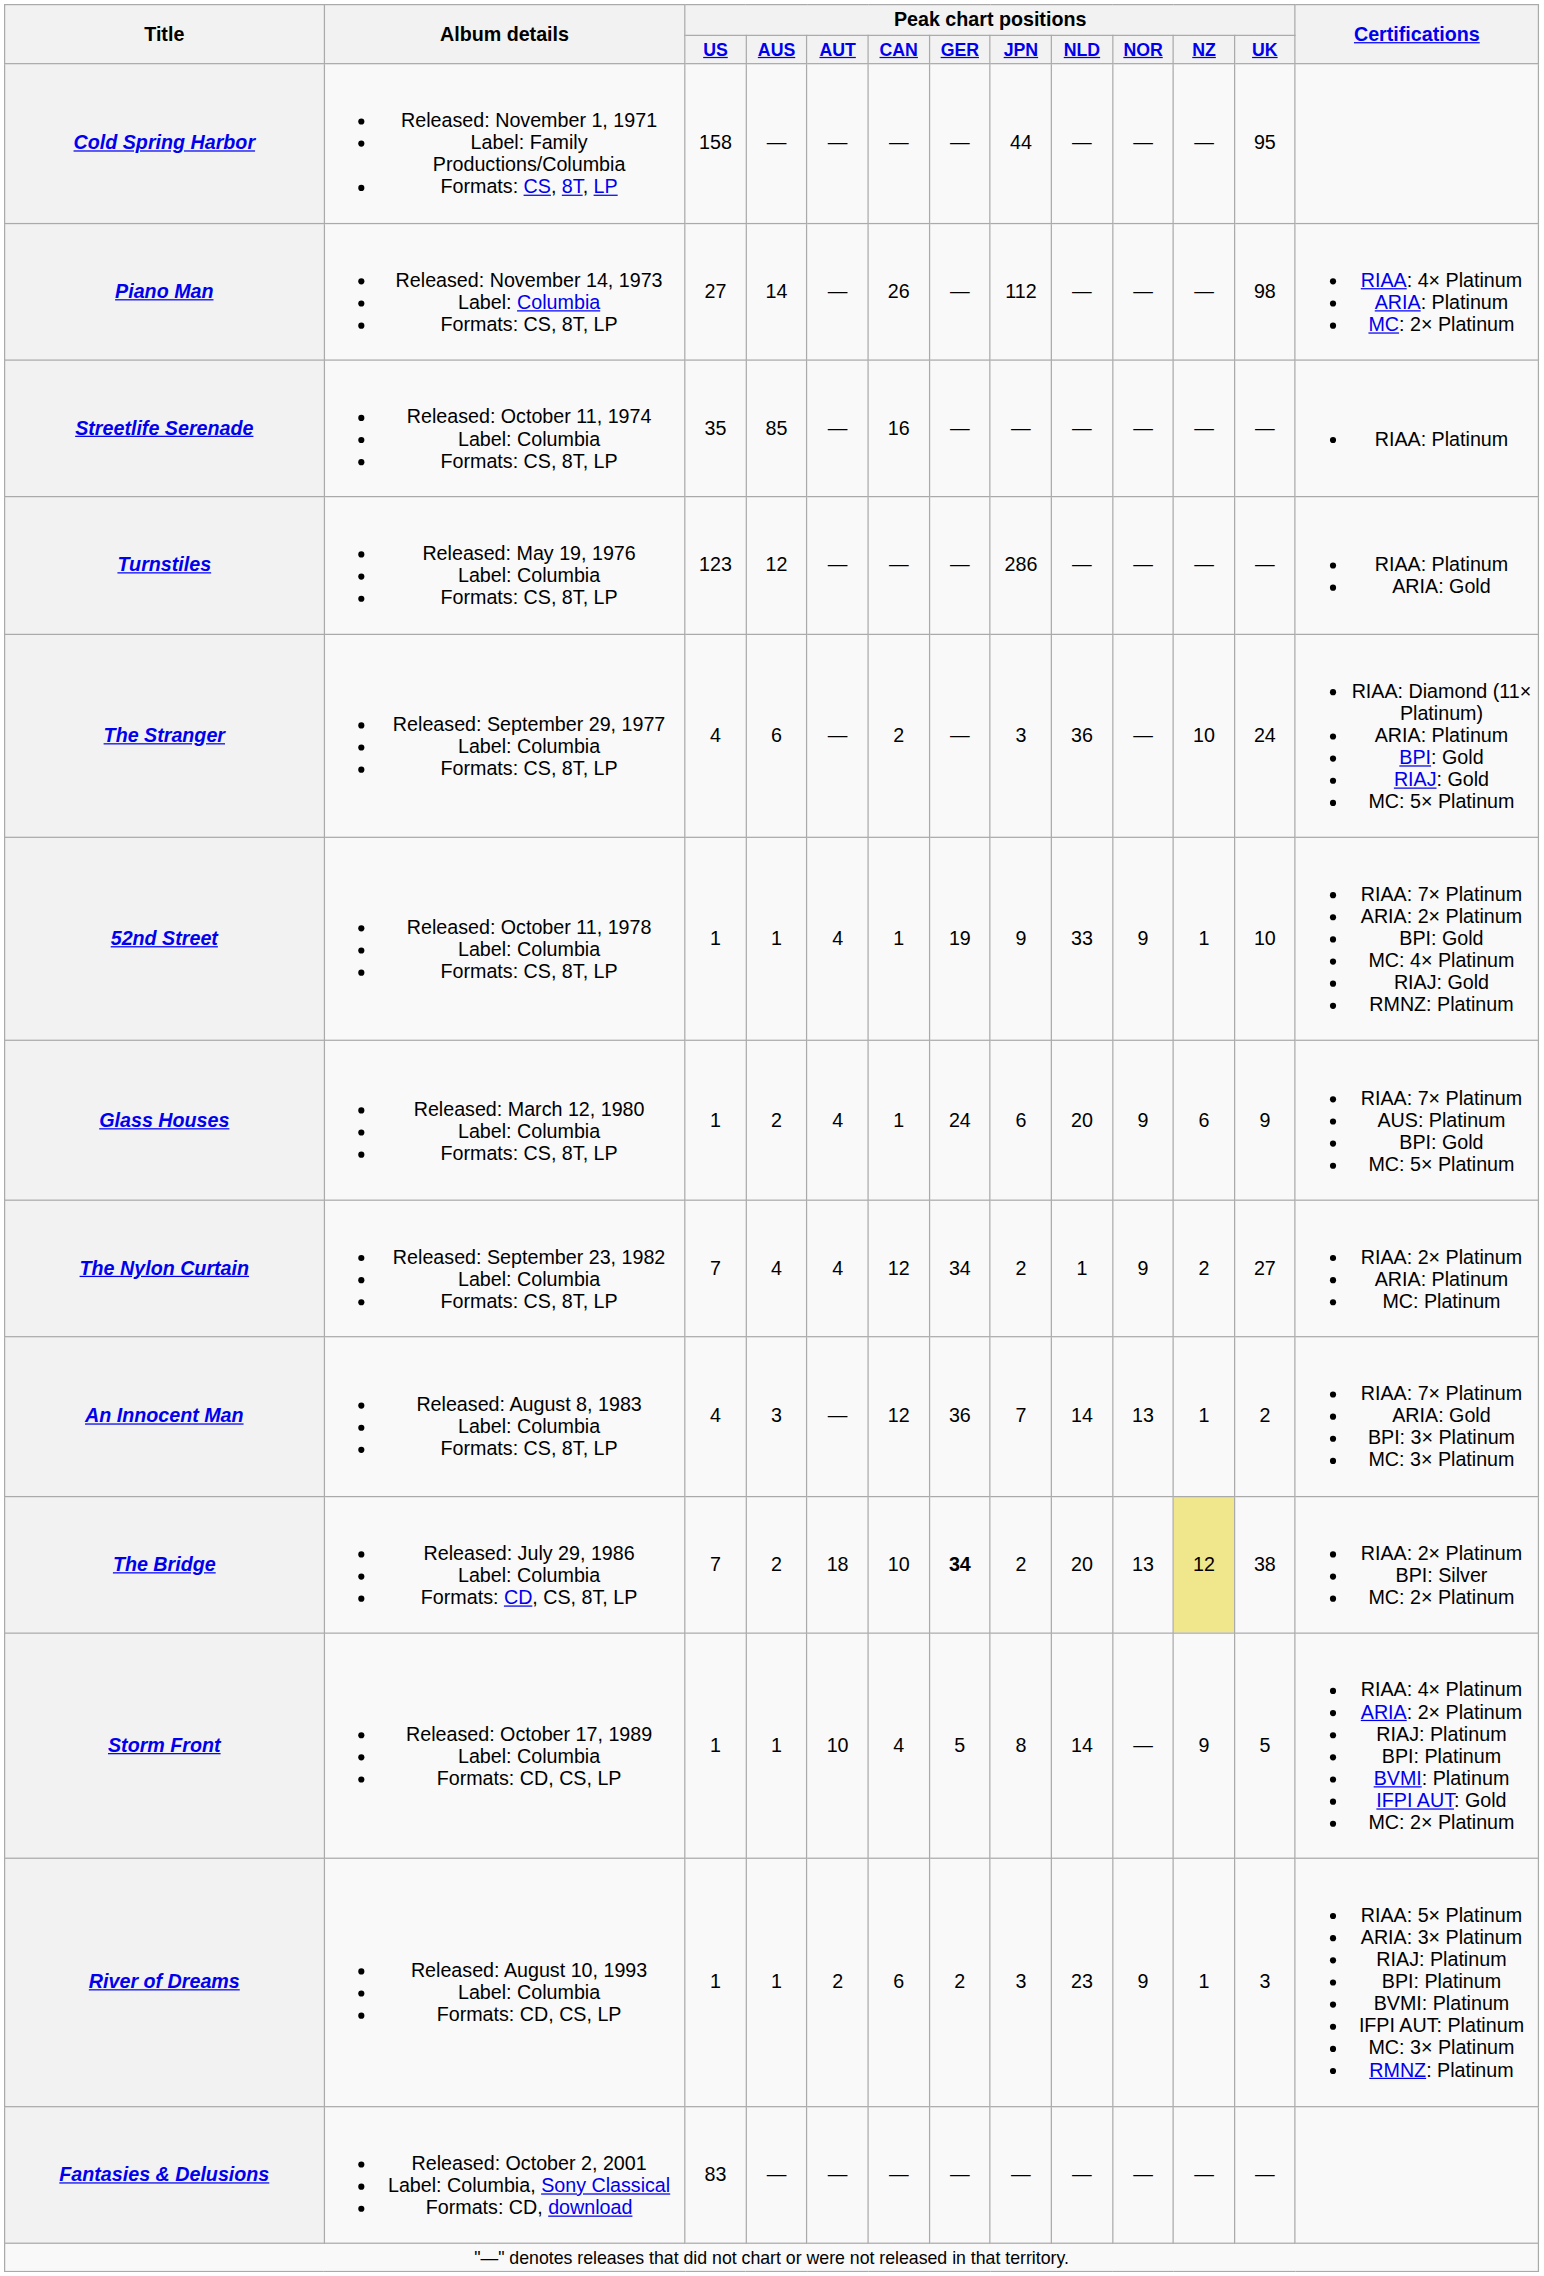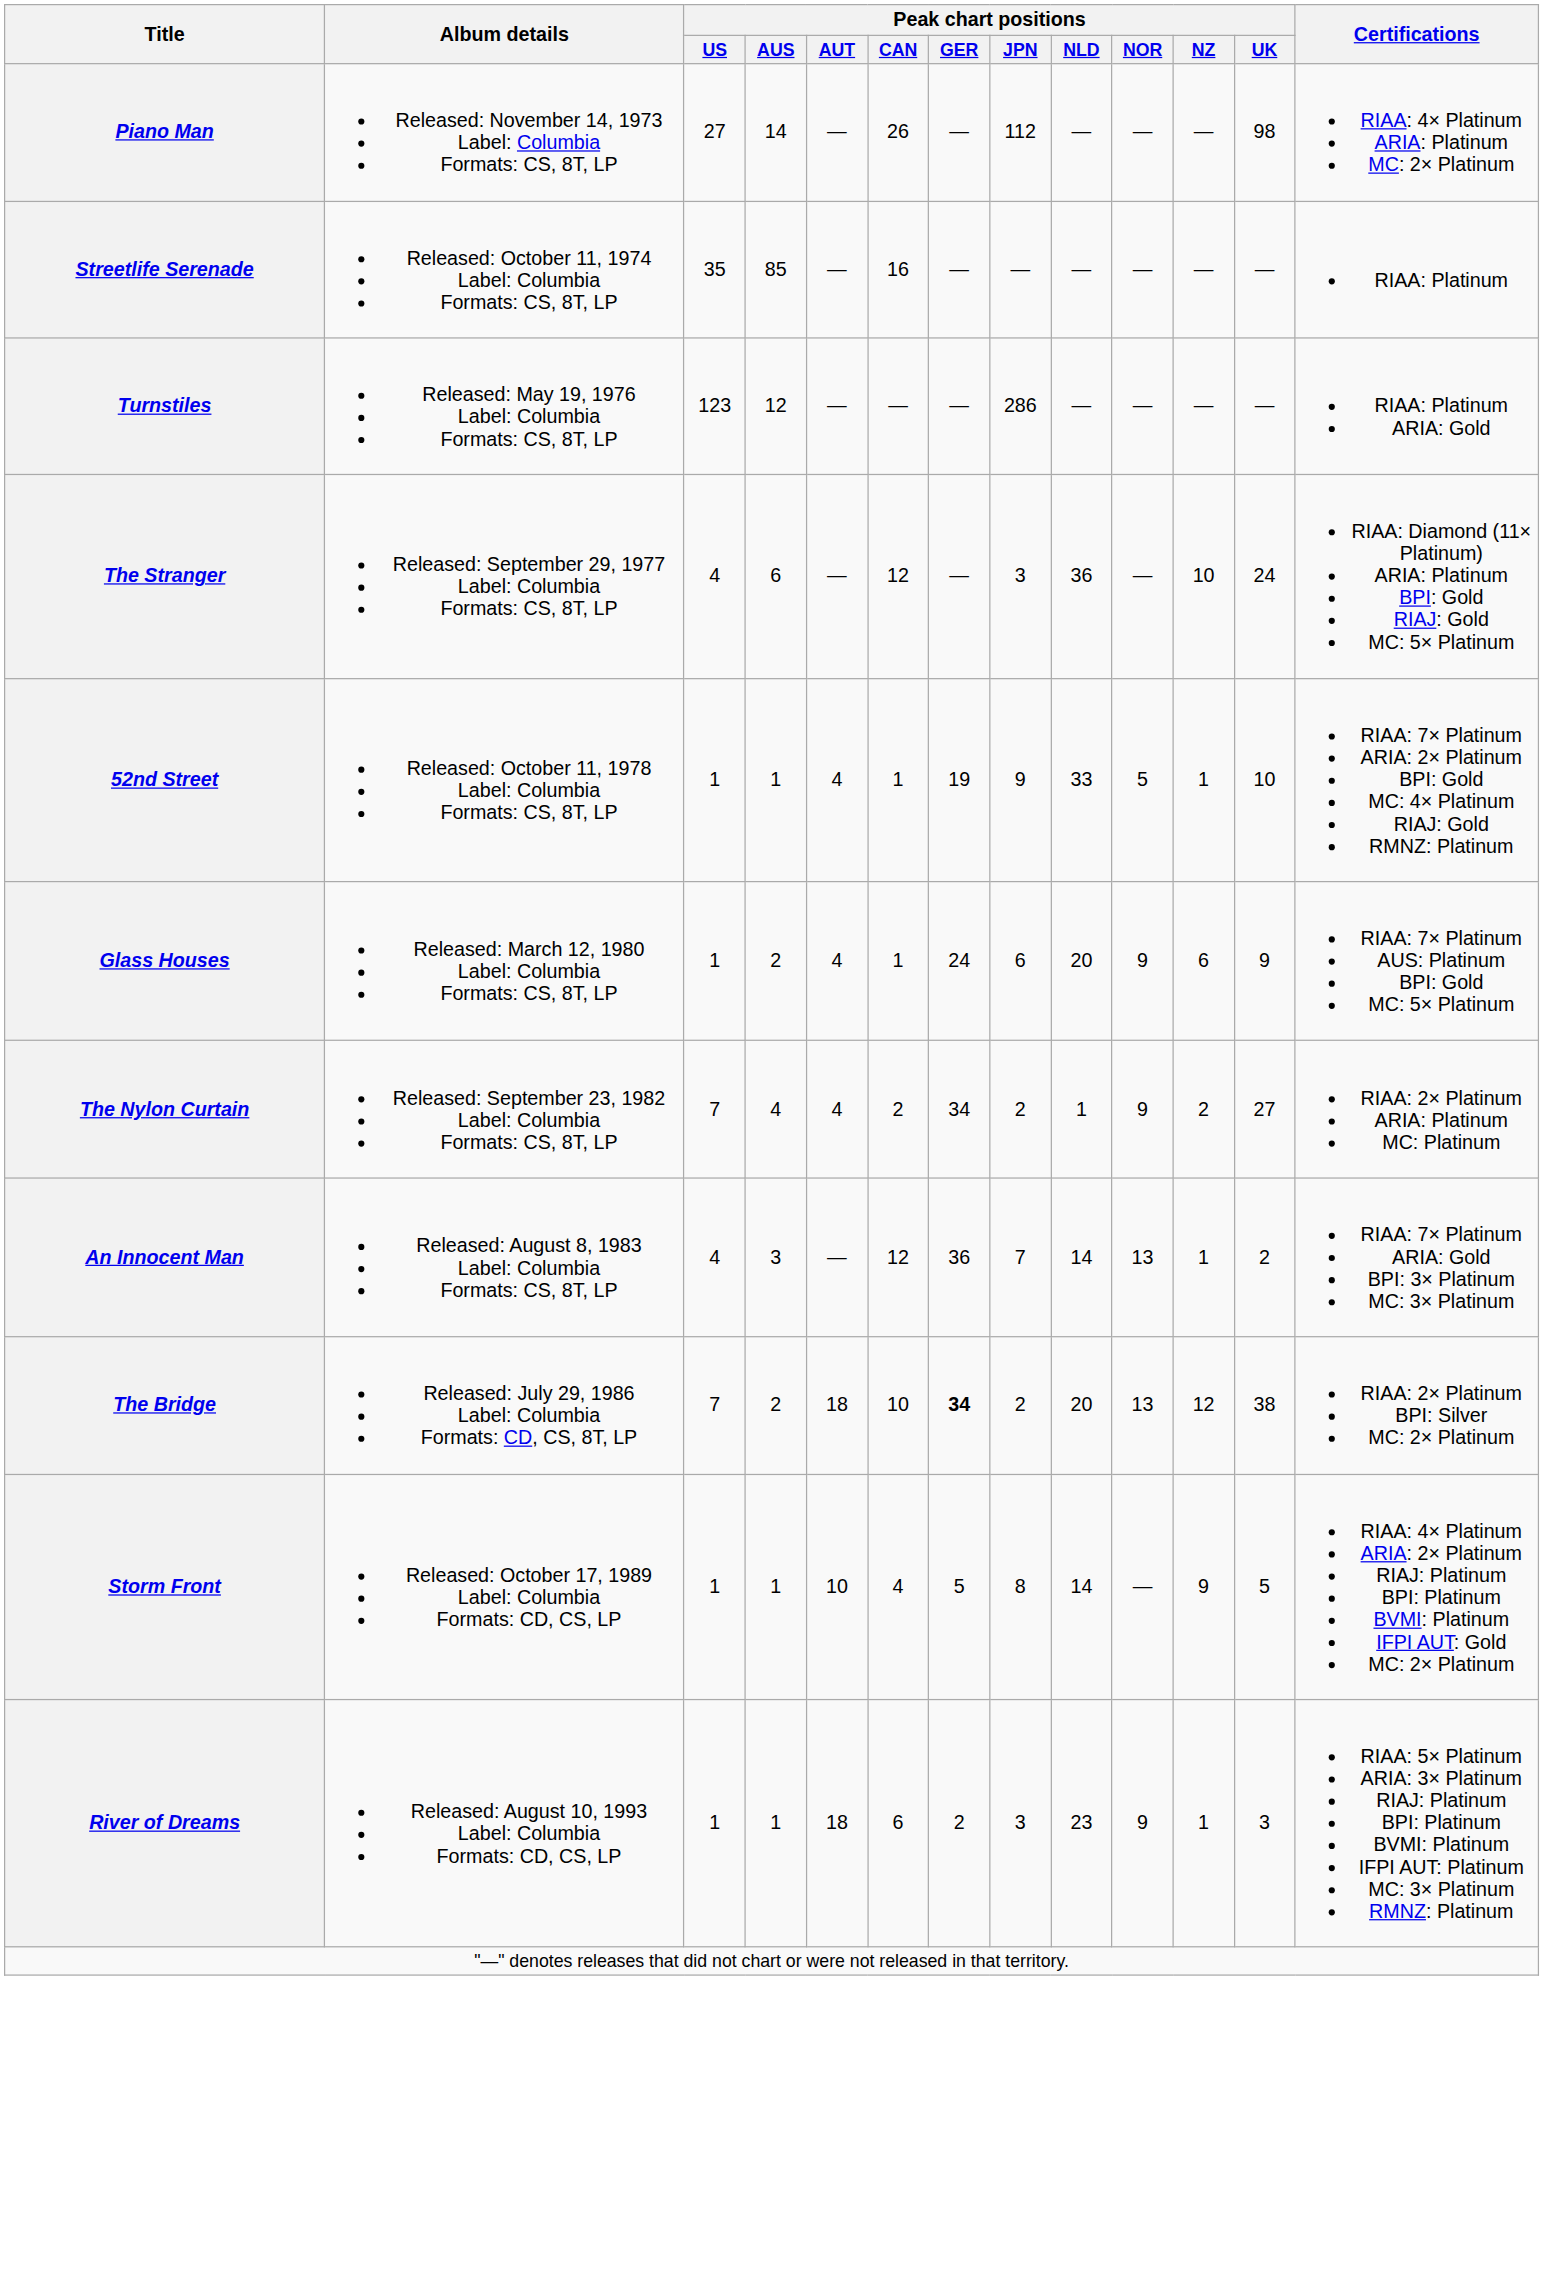- row: (164, 143)
(899, 735) 2 -> (898, 576) 12
(1143, 938) 9 -> (1143, 779) 5
(899, 1268) 12 -> (898, 1109) 2
(1204, 1564) khaki background -> (1204, 1405) no background
(838, 1982) 2 -> (837, 1823) 18
- row: (164, 2174)
